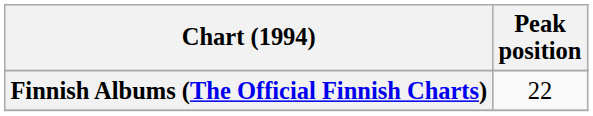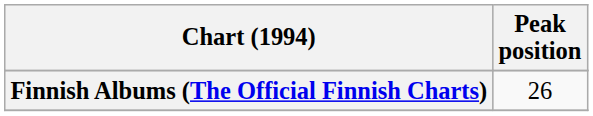(540, 90) 22 -> (540, 90) 26
